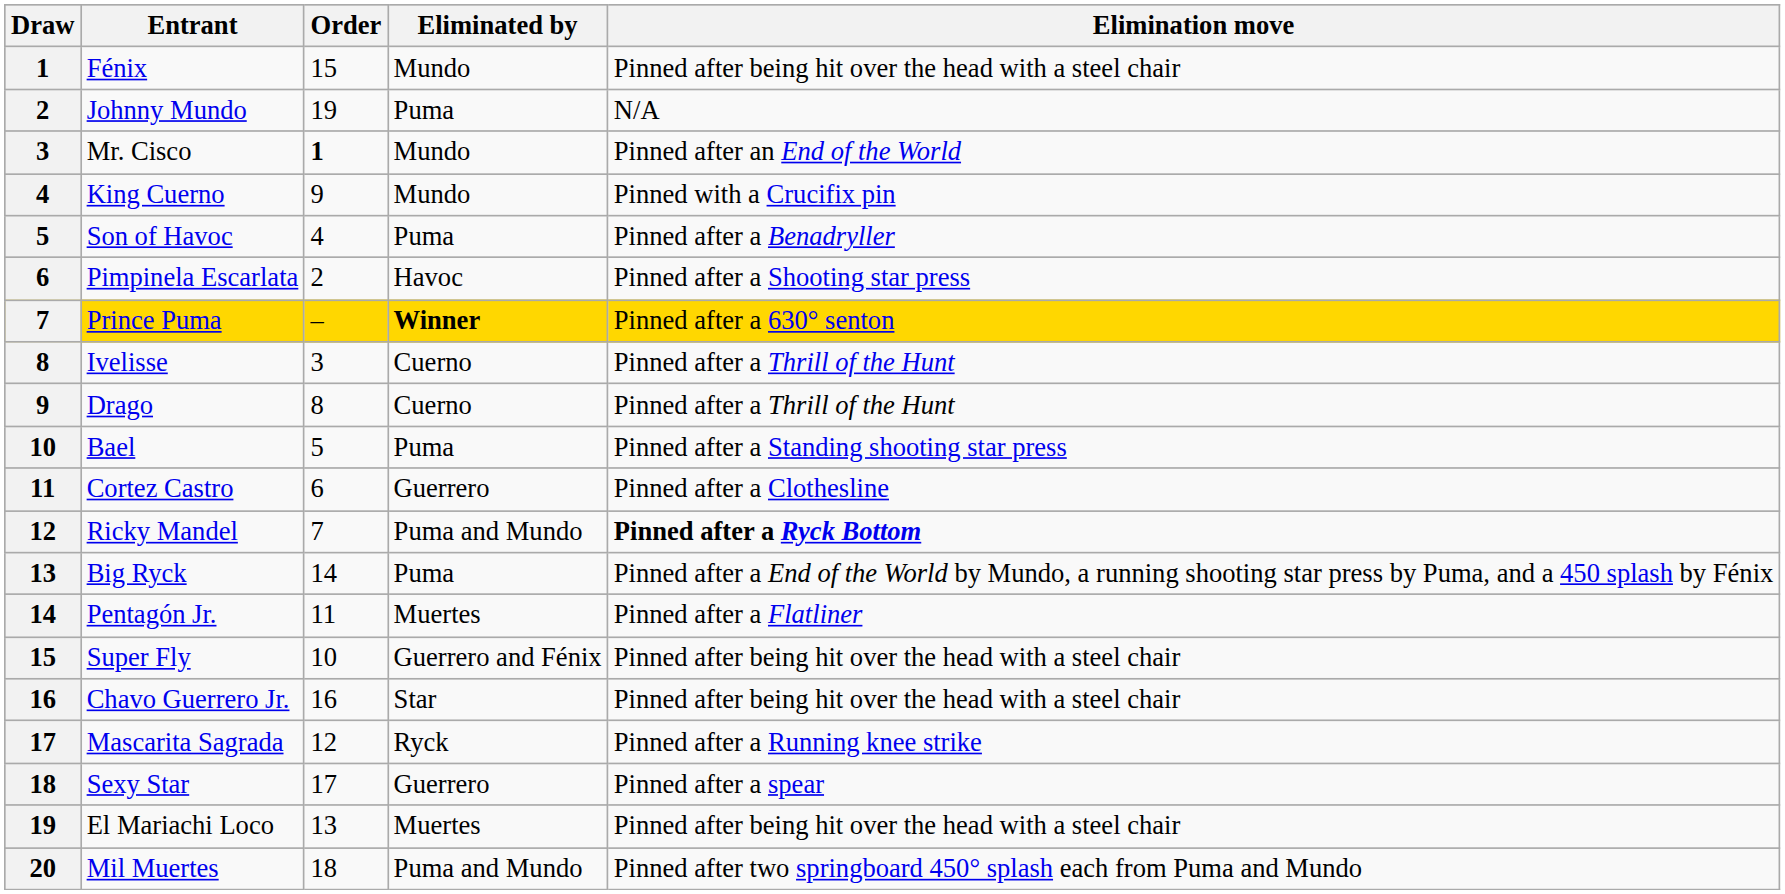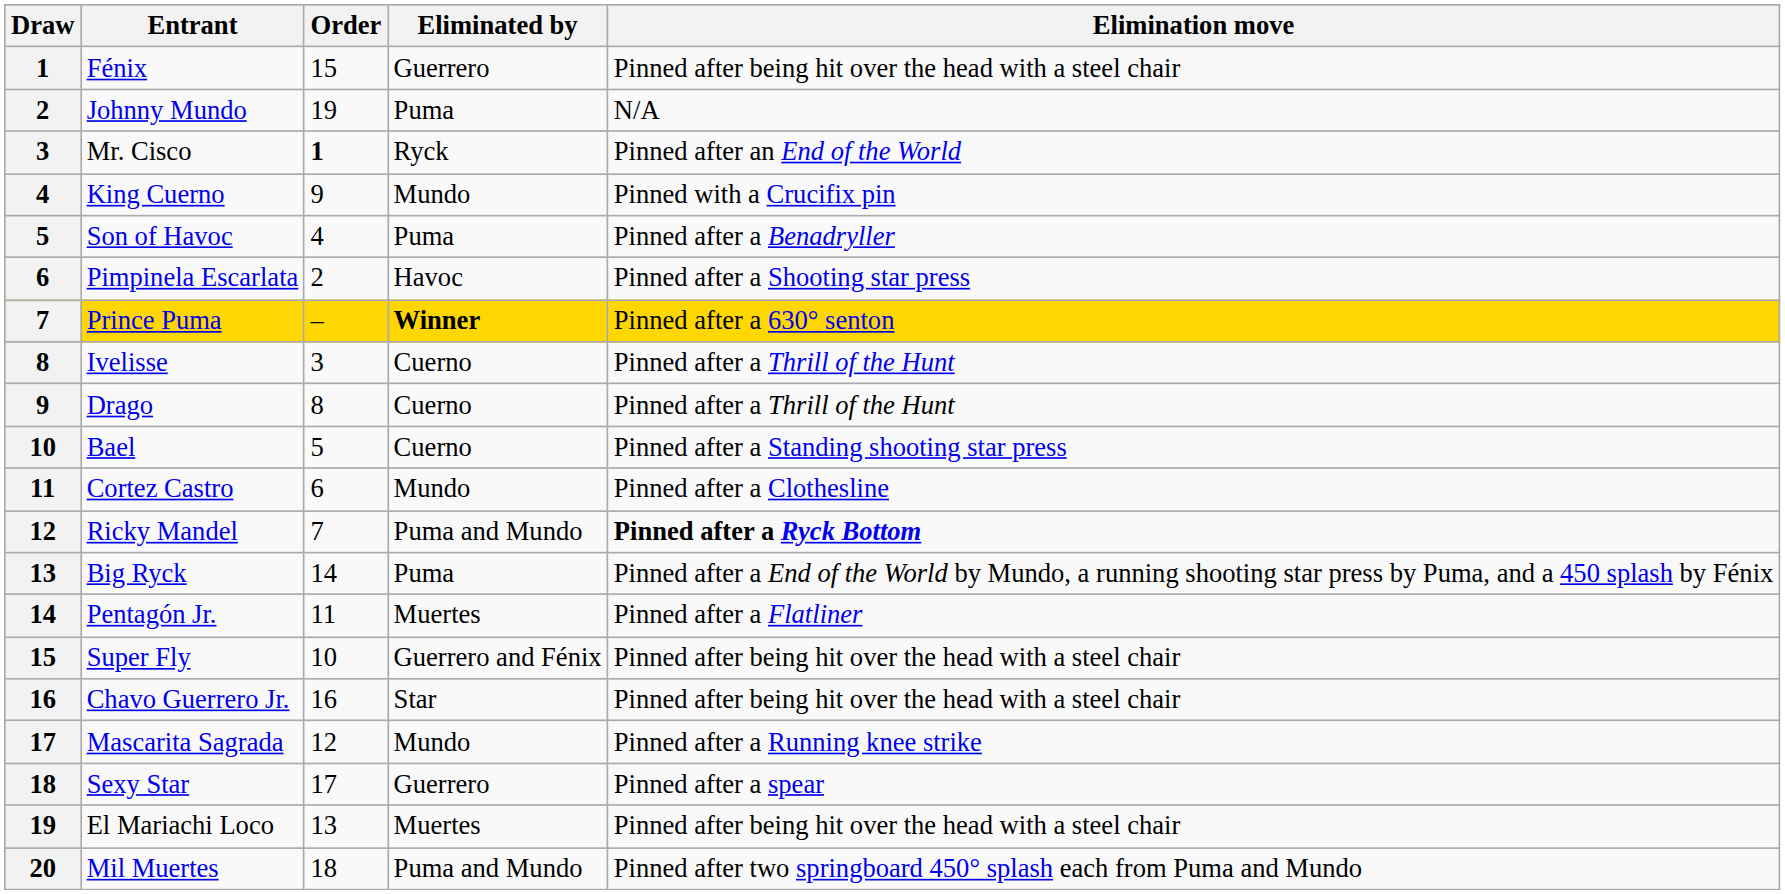(432, 67) Mundo -> (442, 67) Guerrero
(432, 151) Mundo -> (421, 151) Ryck
(424, 446) Puma -> (433, 446) Cuerno
(442, 488) Guerrero -> (432, 488) Mundo
(421, 741) Ryck -> (432, 741) Mundo
